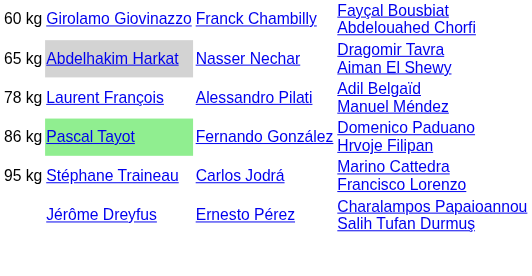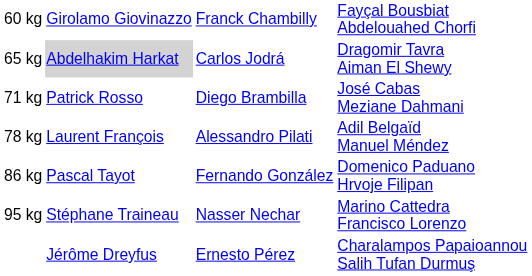(248, 58) Nasser Nechar -> (240, 58) Carlos Jodrá
+ row: (23, 97)
(91, 137) lightgreen background -> (91, 176) no background
(240, 176) Carlos Jodrá -> (248, 215) Nasser Nechar
